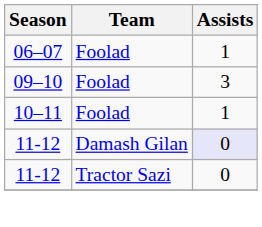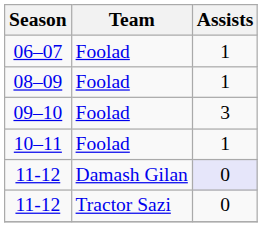+ row: (38, 81)
